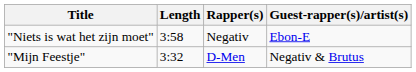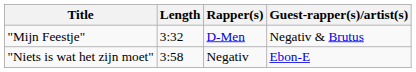rows swapped: (46, 57) <-> (81, 36)
